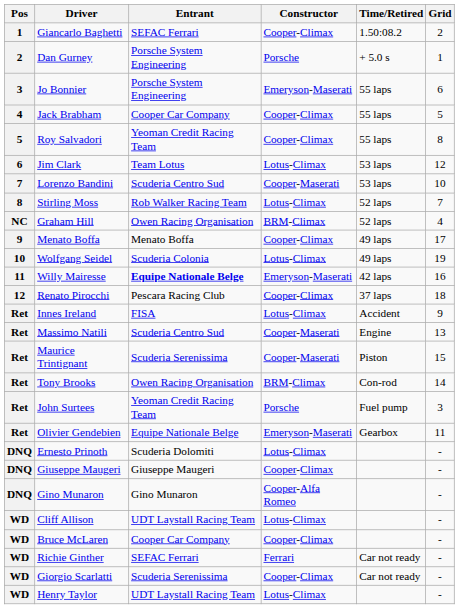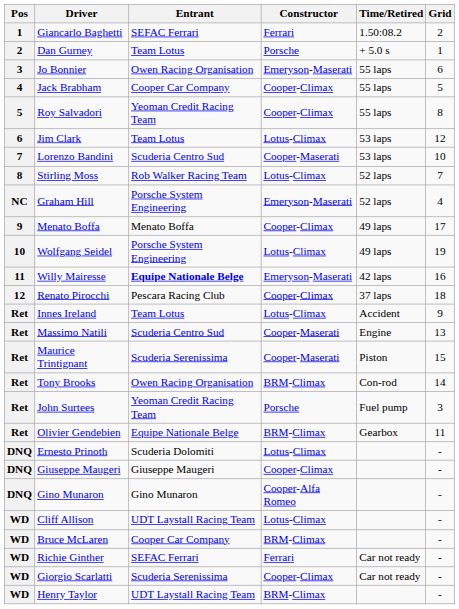(298, 32) Cooper-Climax -> (279, 32) Ferrari
(167, 57) Porsche System Engineering -> (158, 51) Team Lotus
(167, 89) Porsche System Engineering -> (192, 69) Owen Racing Organisation
(192, 220) Owen Racing Organisation -> (167, 200) Porsche System Engineering
(294, 220) BRM-Climax -> (308, 200) Emeryson-Maserati
(170, 257) Scuderia Colonia -> (167, 251) Porsche System Engineering
(143, 313) FISA -> (158, 313) Team Lotus
(308, 432) Emeryson-Maserati -> (294, 432) BRM-Climax
(298, 538) Cooper-Climax -> (294, 538) BRM-Climax
(295, 594) Lotus-Climax -> (294, 594) BRM-Climax
